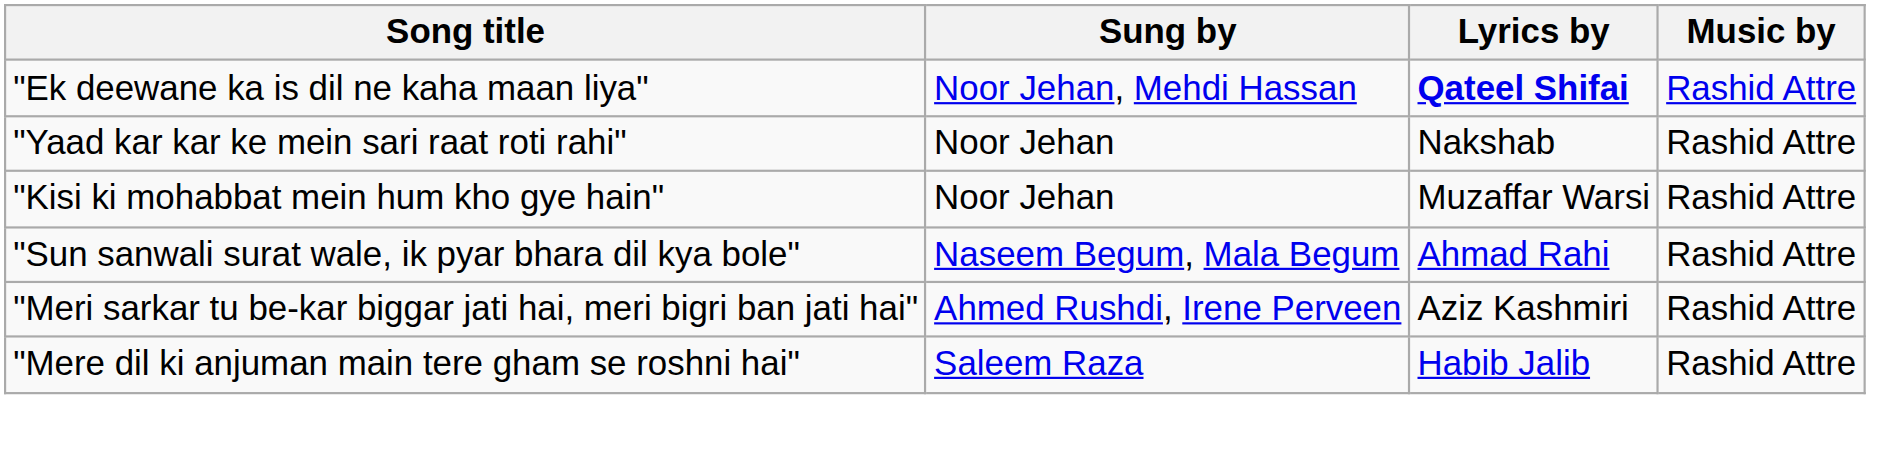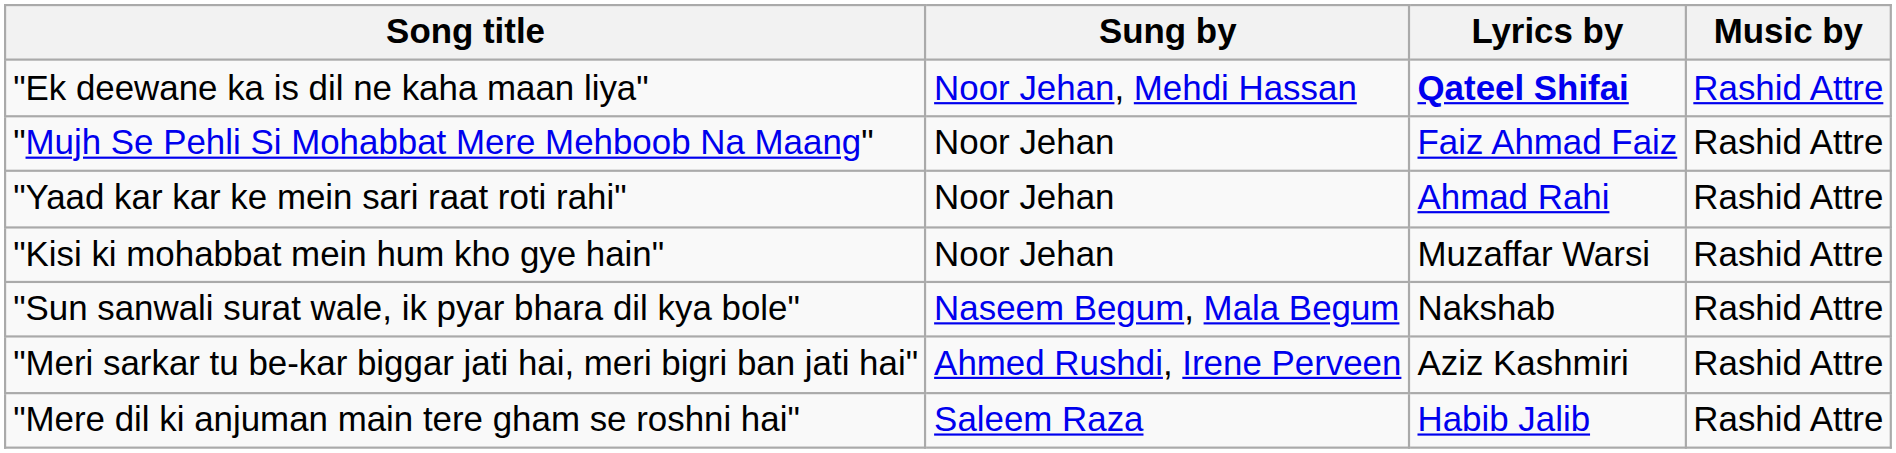+ row: (443, 142)
(1486, 142) Nakshab -> (1513, 198) Ahmad Rahi
(1513, 253) Ahmad Rahi -> (1486, 308) Nakshab
